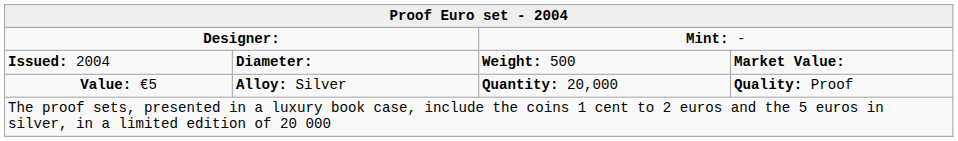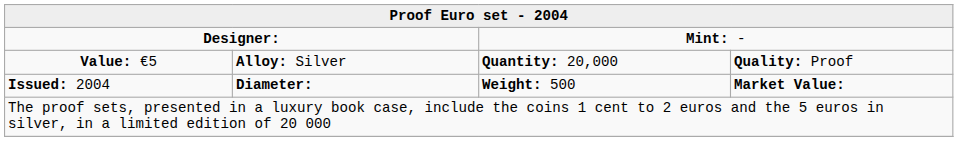rows swapped: (119, 85) <-> (59, 62)
